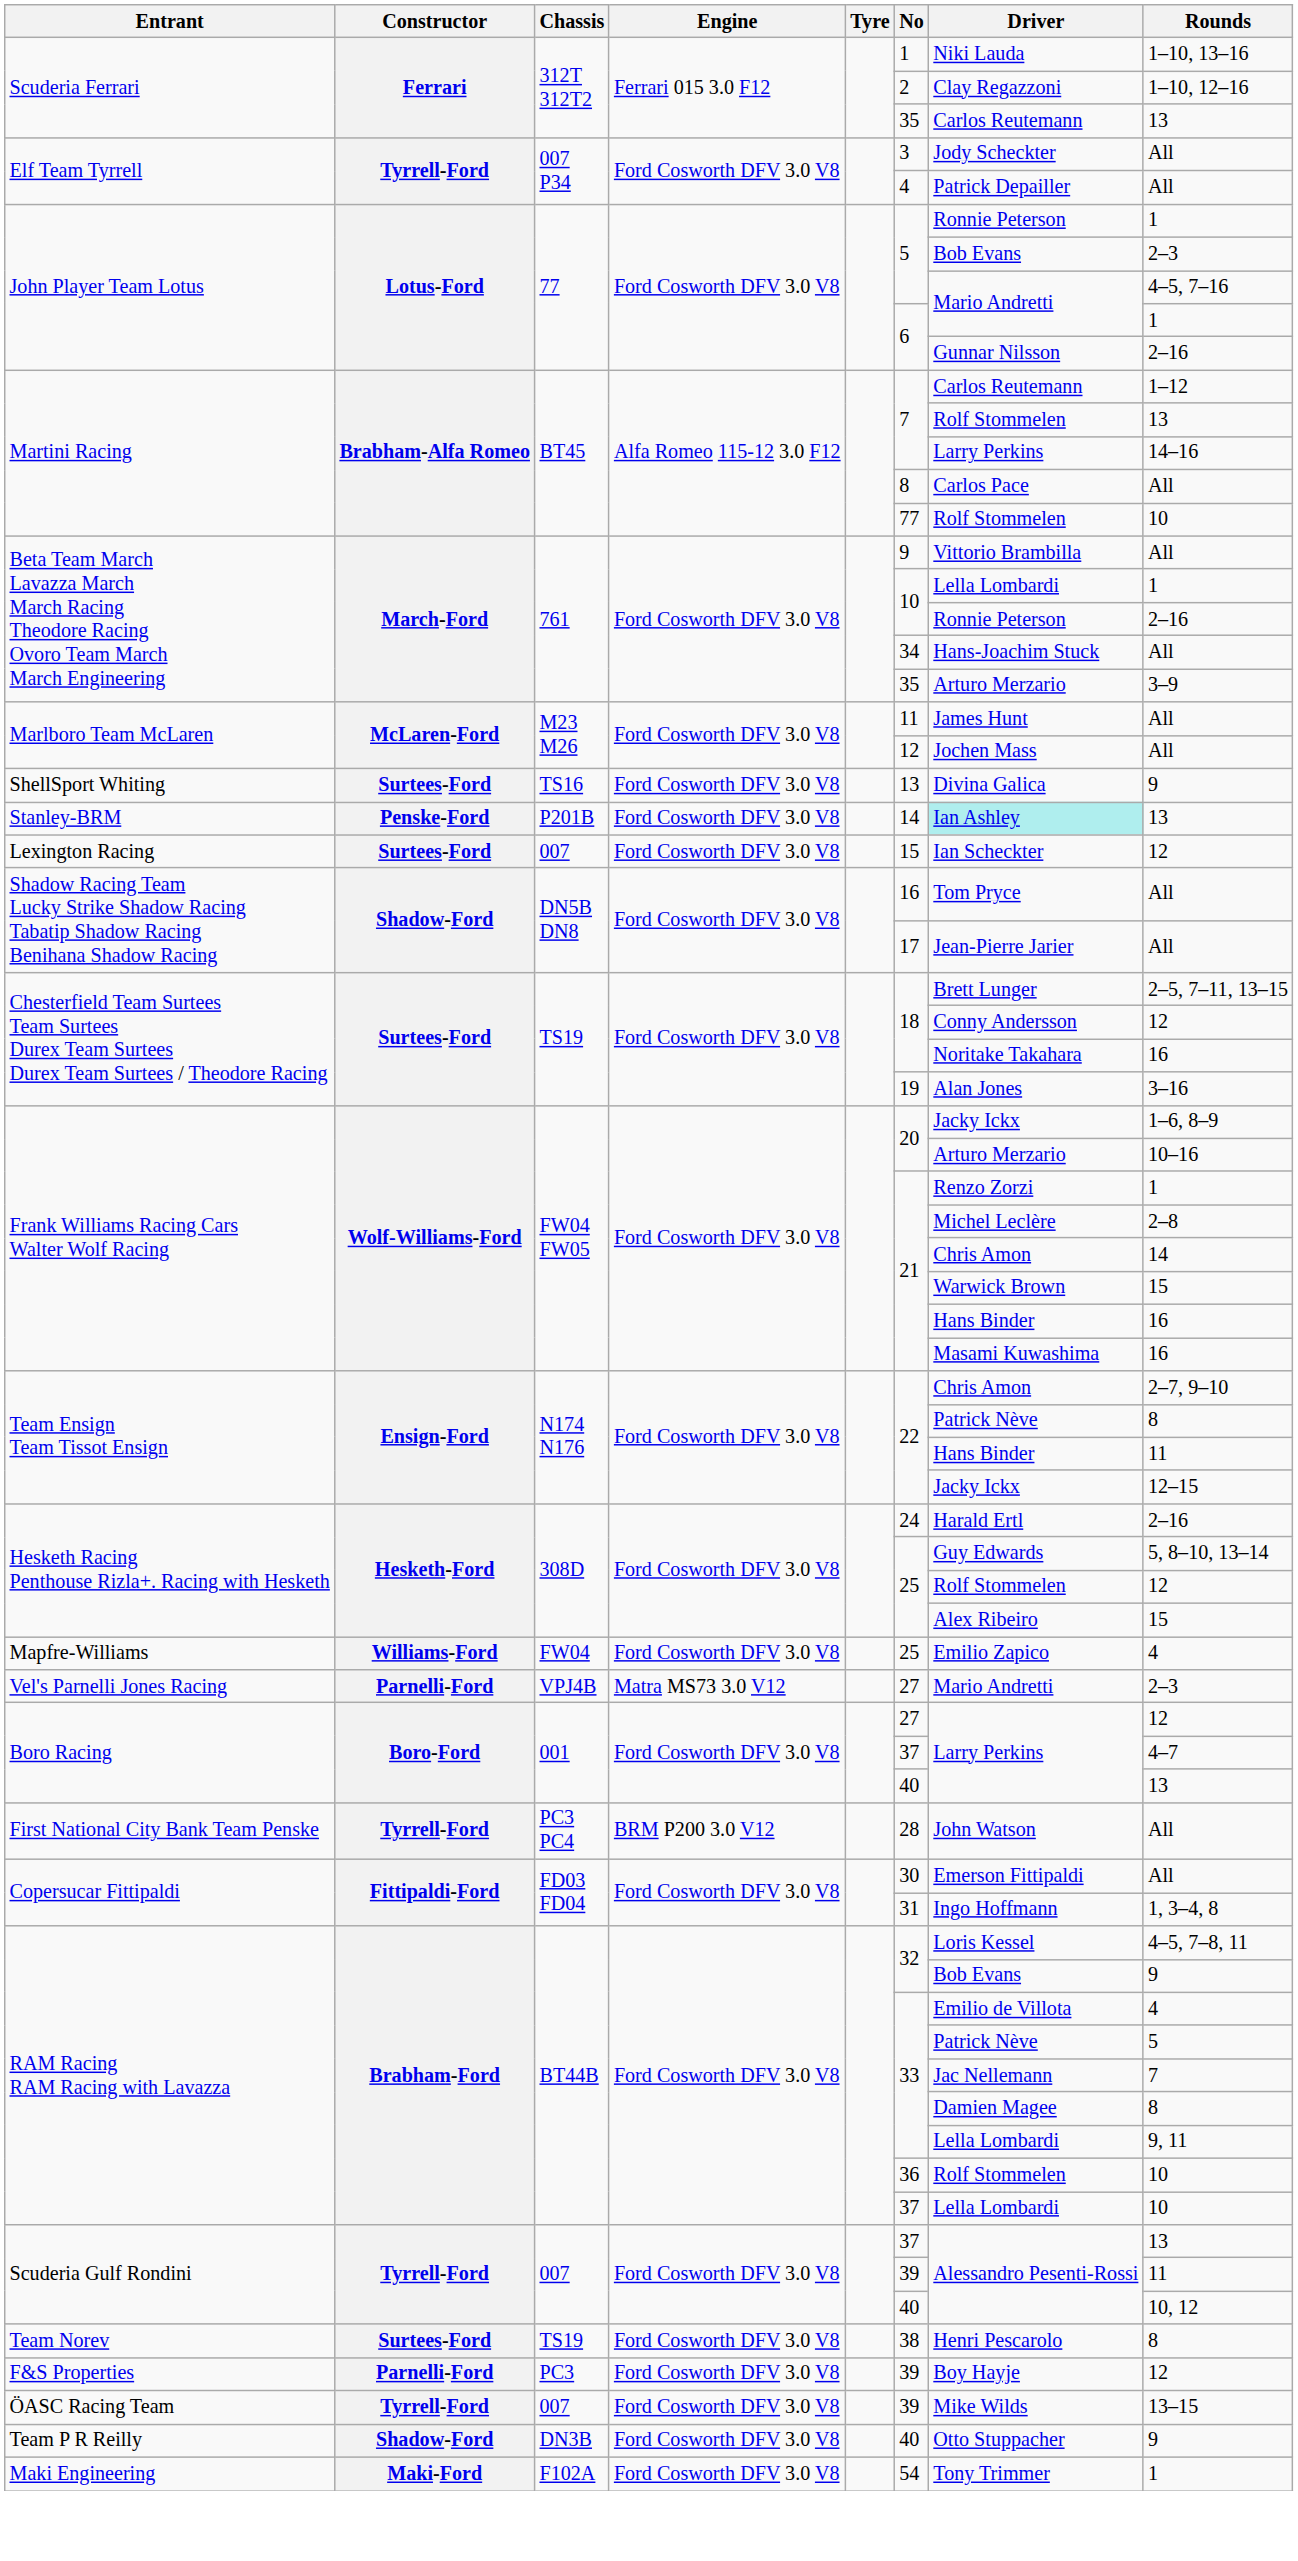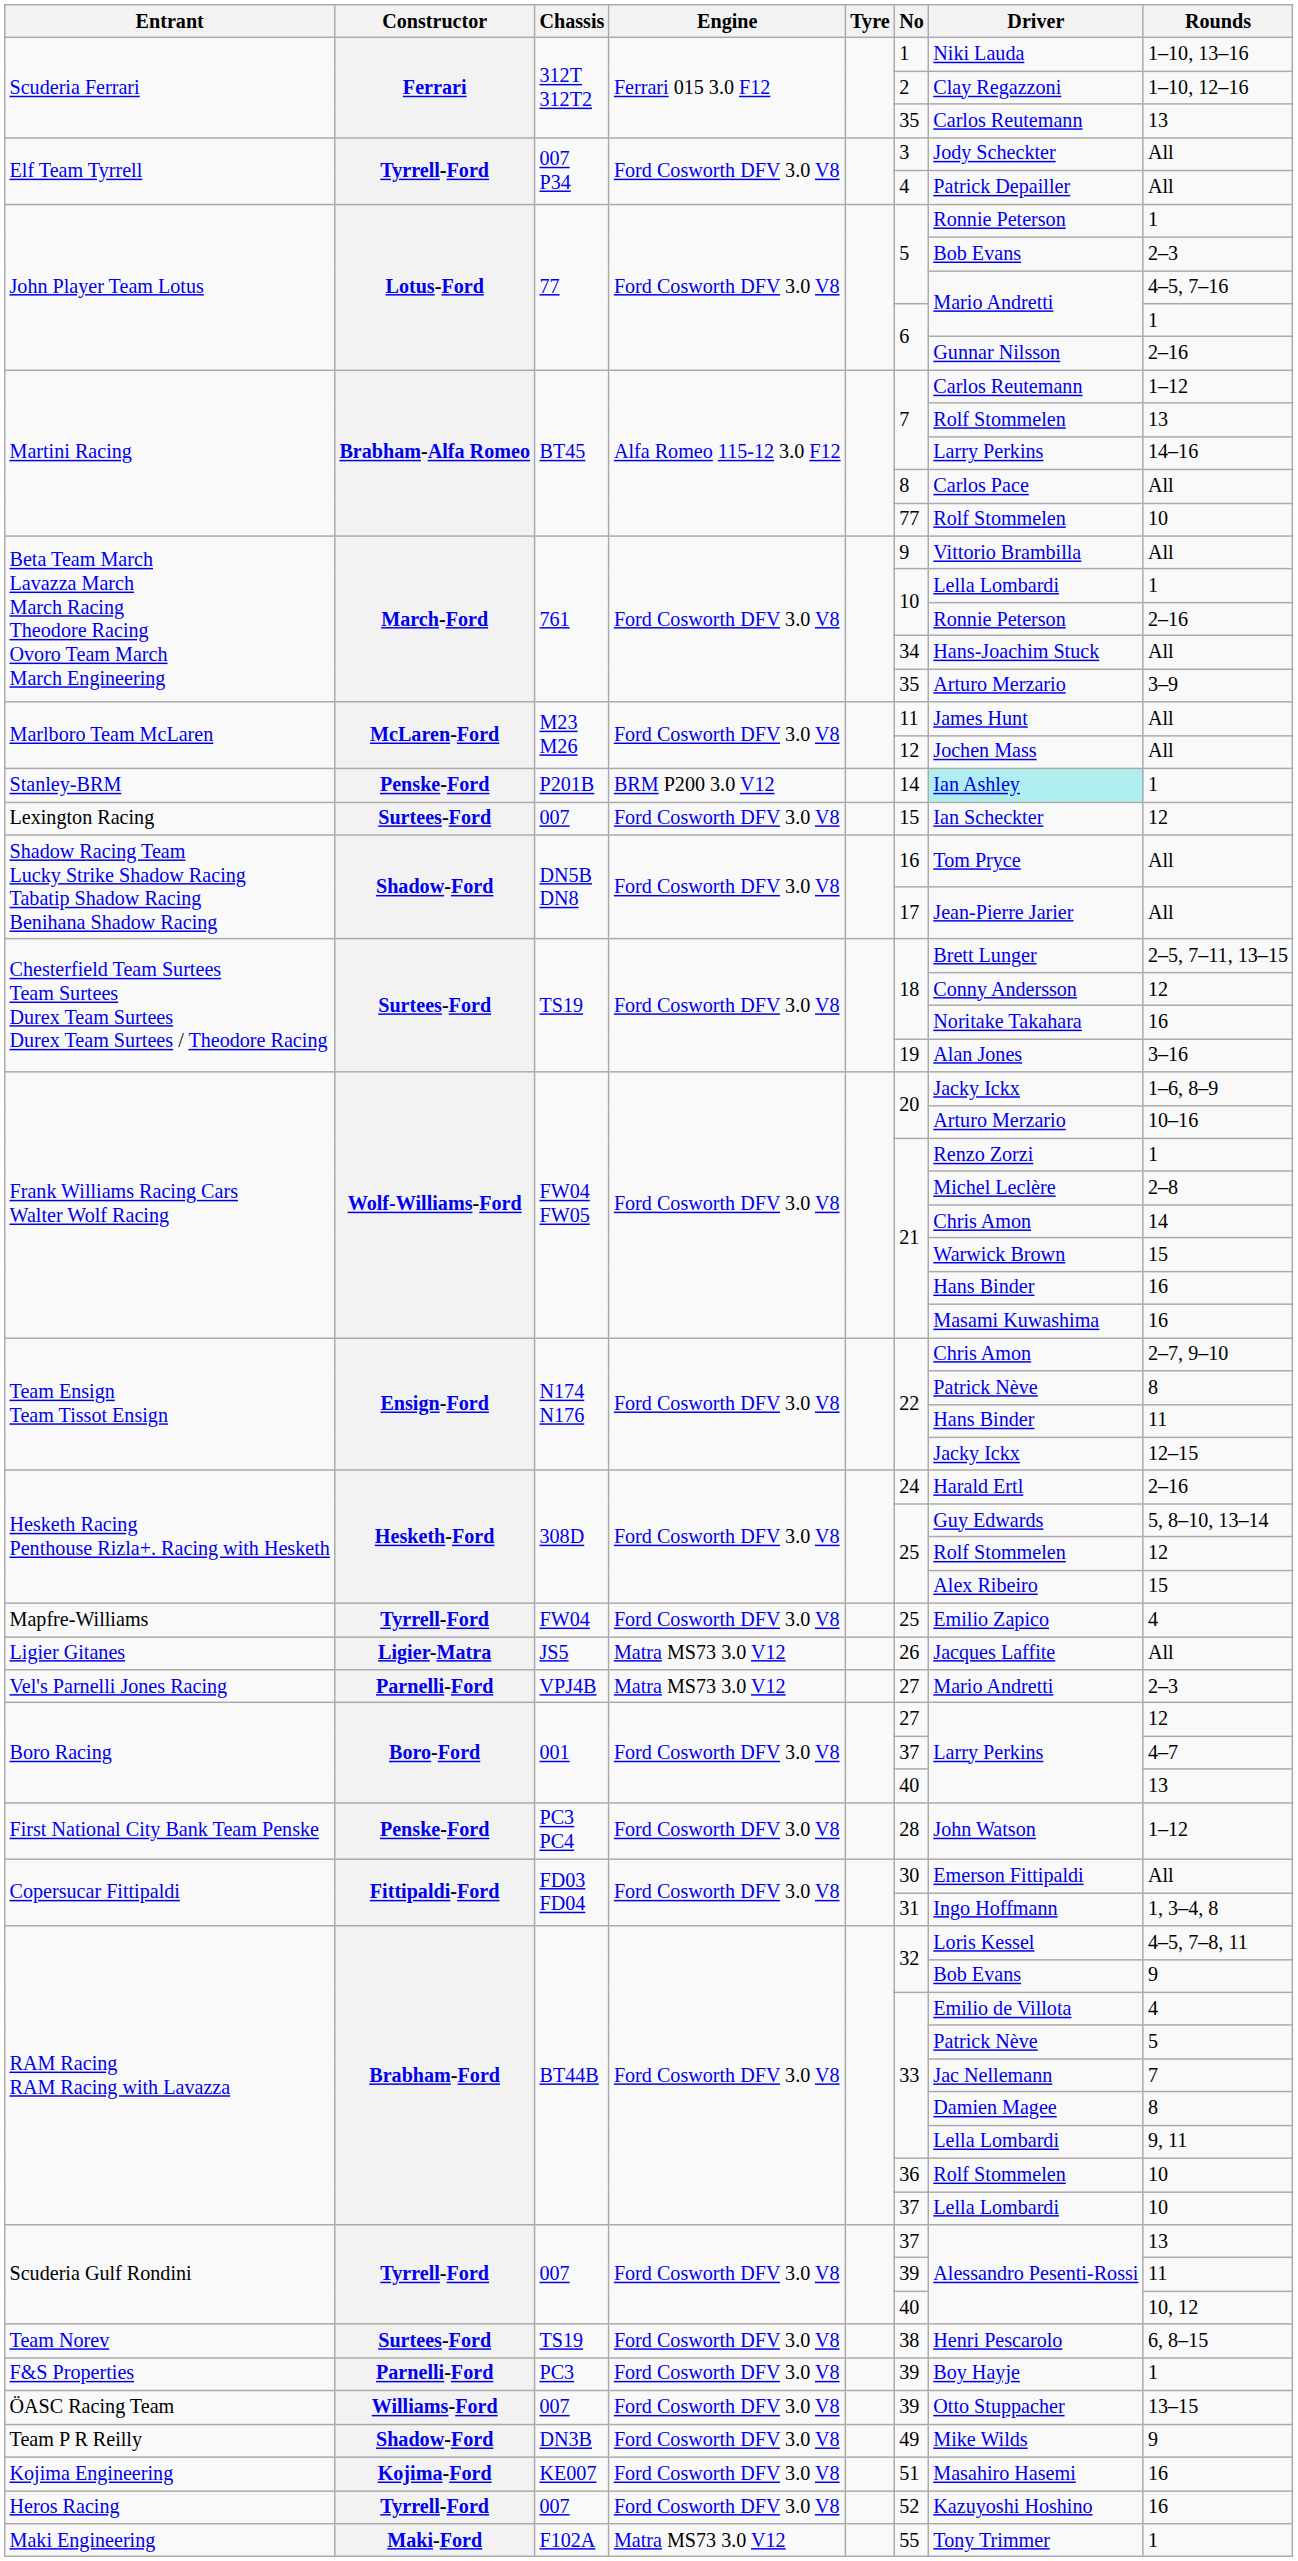- row: (87, 784)
(727, 817) Ford Cosworth DFV 3.0 V8 -> (694, 784) BRM P200 3.0 V12
(1158, 817) 13 -> (1153, 784) 1
(435, 1652) Williams-Ford -> (435, 1619) Tyrrell-Ford
+ row: (67, 1652)
(435, 1830) Tyrrell-Ford -> (435, 1830) Penske-Ford
(694, 1830) BRM P200 3.0 V12 -> (727, 1830) Ford Cosworth DFV 3.0 V8
(1161, 1830) All -> (1168, 1830) 1–12
(1153, 2340) 8 -> (1178, 2340) 6, 8–15
(1158, 2373) 12 -> (1153, 2373) 1
(435, 2406) Tyrrell-Ford -> (435, 2406) Williams-Ford
(980, 2406) Mike Wilds -> (999, 2406) Otto Stuppacher
(909, 2439) 40 -> (909, 2439) 49
(999, 2439) Otto Stuppacher -> (980, 2439) Mike Wilds
+ row: (91, 2473)
+ row: (65, 2506)
(727, 2473) Ford Cosworth DFV 3.0 V8 -> (700, 2539) Matra MS73 3.0 V12
(909, 2473) 54 -> (909, 2539) 55
